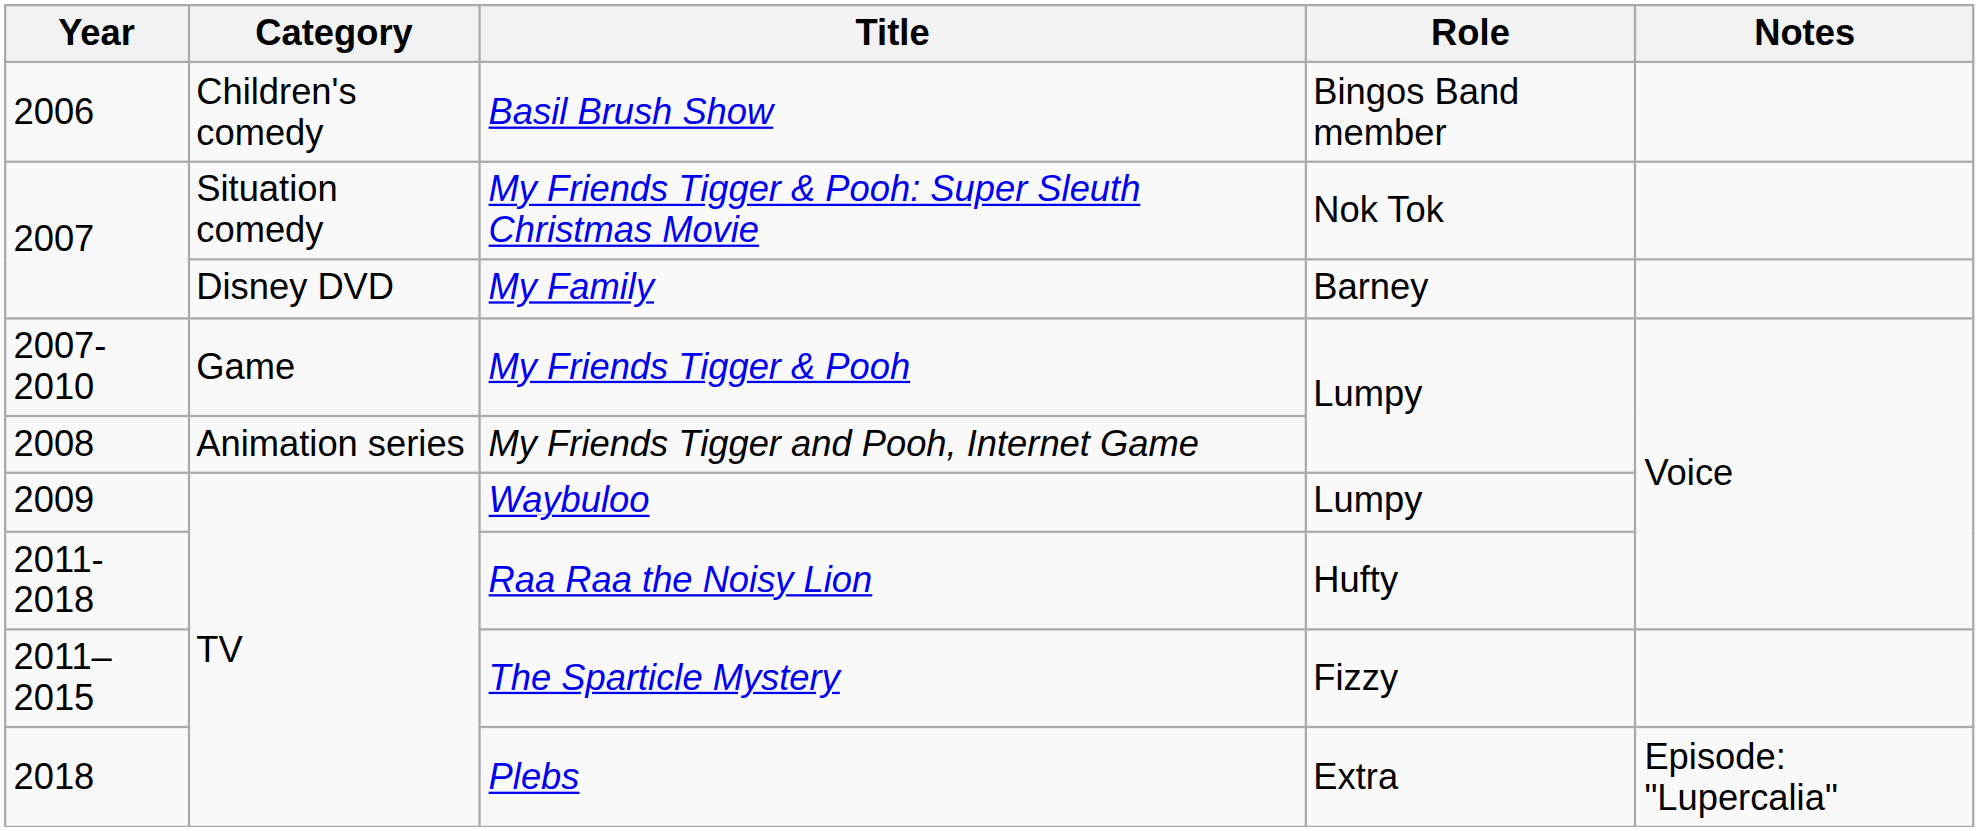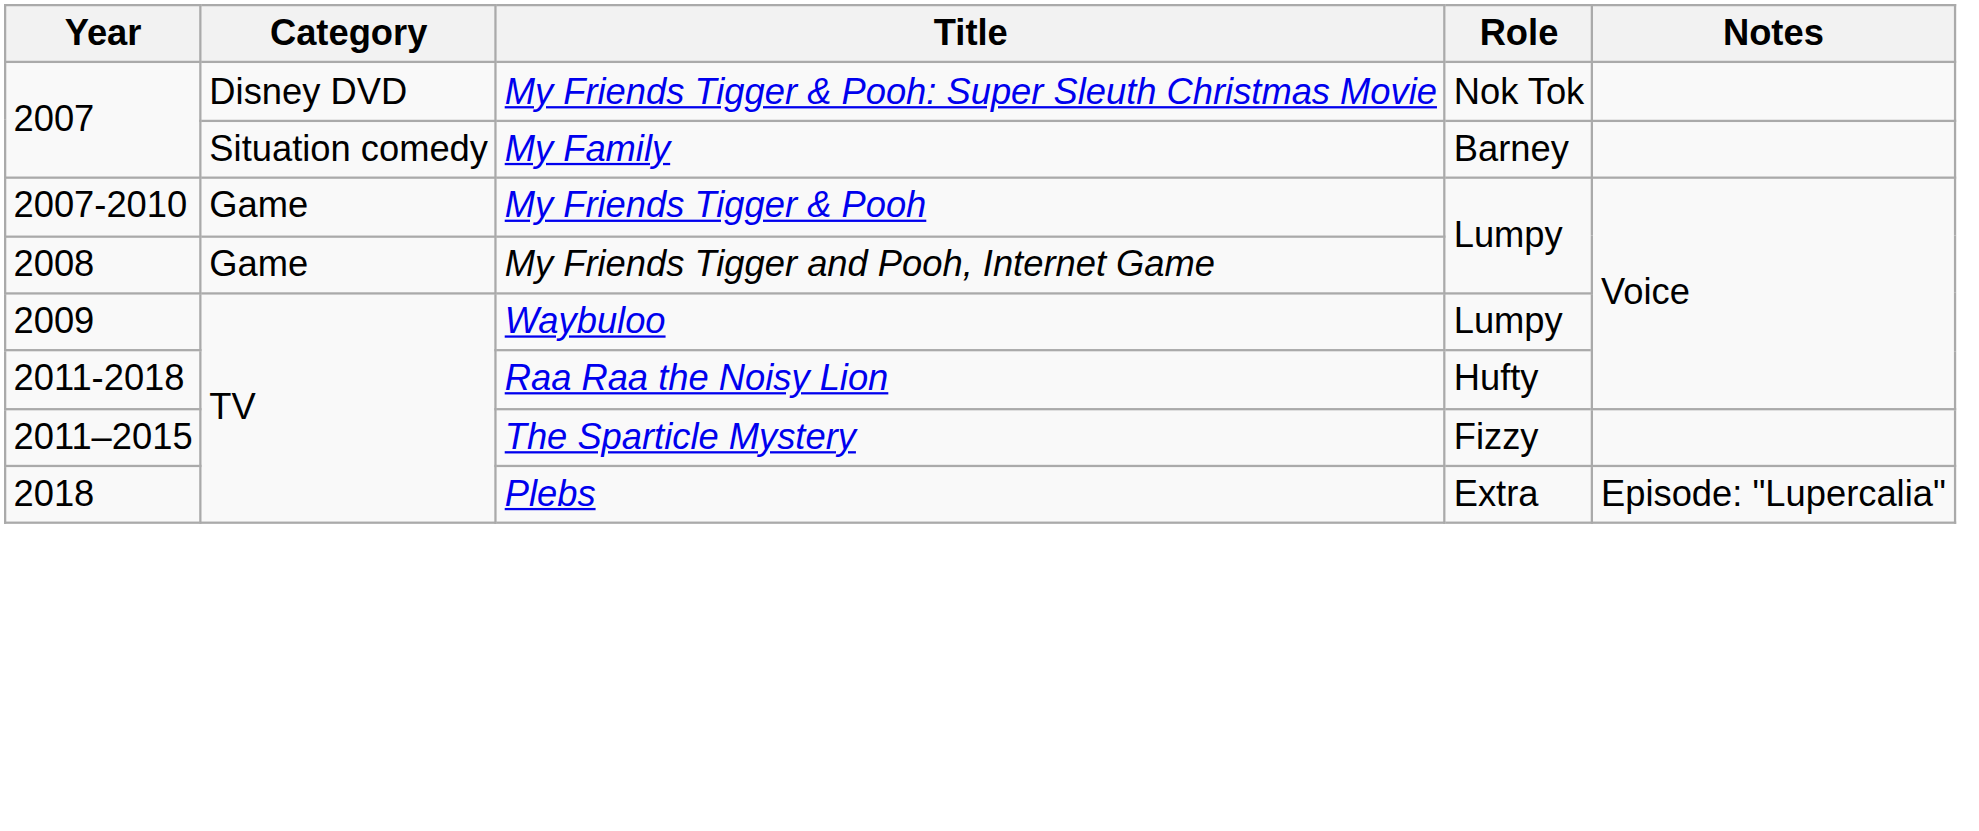- row: (631, 111)
(267, 209) Situation comedy -> (308, 90) Disney DVD
(295, 287) Disney DVD -> (349, 148) Situation comedy
(331, 443) Animation series -> (259, 263) Game
